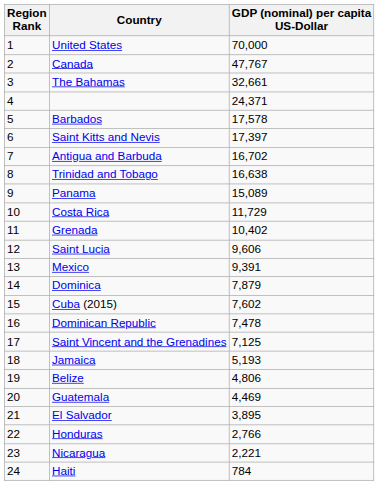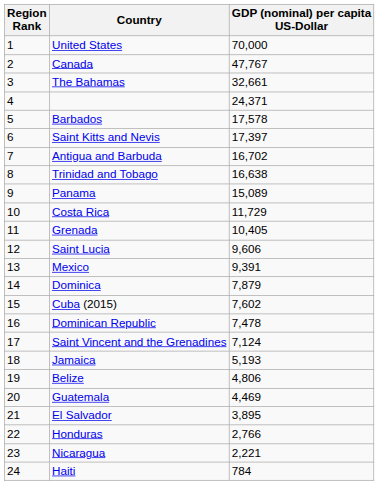(250, 230) 10,402 -> (250, 230) 10,405
(246, 341) 7,125 -> (246, 341) 7,124
